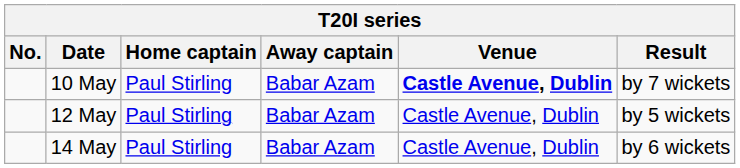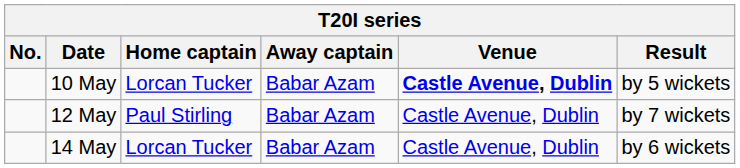(179, 83) Paul Stirling -> (189, 83) Lorcan Tucker
(676, 83) by 7 wickets -> (676, 83) by 5 wickets
(676, 115) by 5 wickets -> (676, 115) by 7 wickets
(179, 147) Paul Stirling -> (189, 147) Lorcan Tucker
